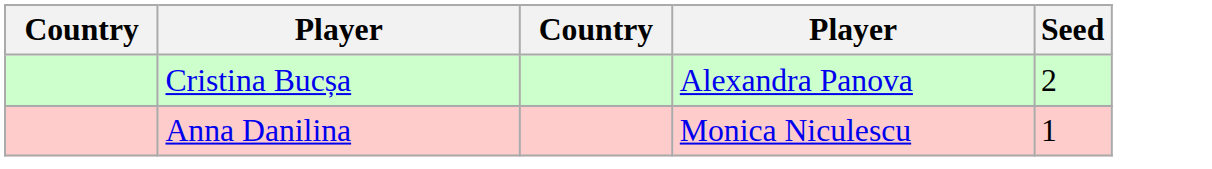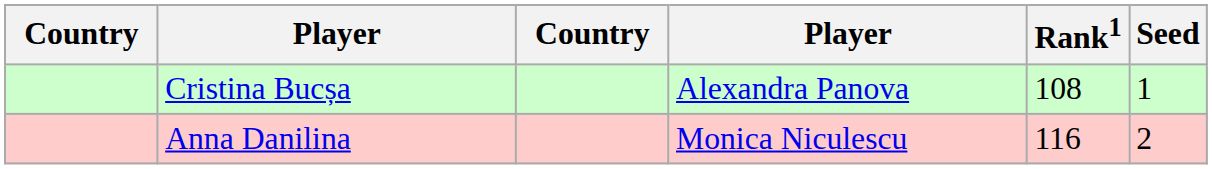+ column: (1078, 33)
(1049, 79) 2 -> (1144, 88) 1
(1049, 130) 1 -> (1144, 138) 2
